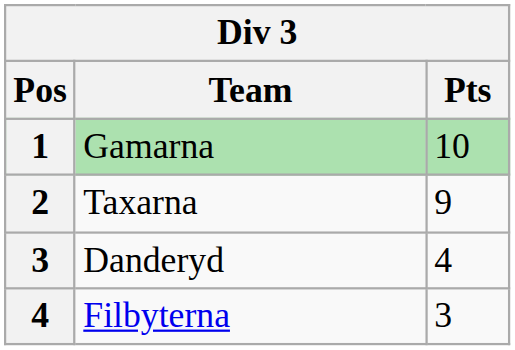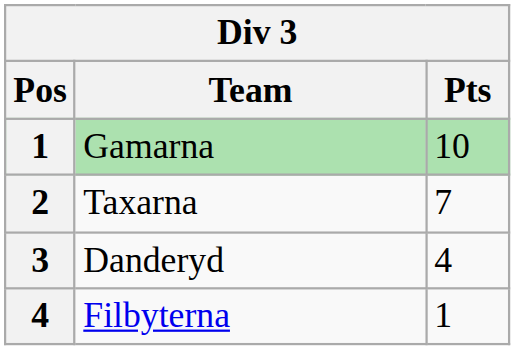(443, 202) 9 -> (443, 202) 7
(443, 315) 3 -> (443, 315) 1
